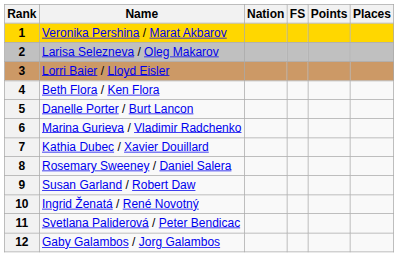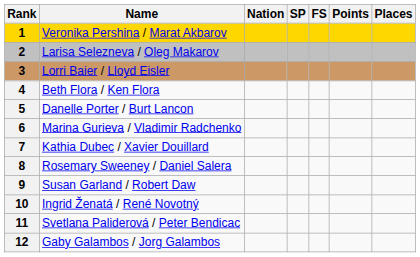+ column: (298, 14)
